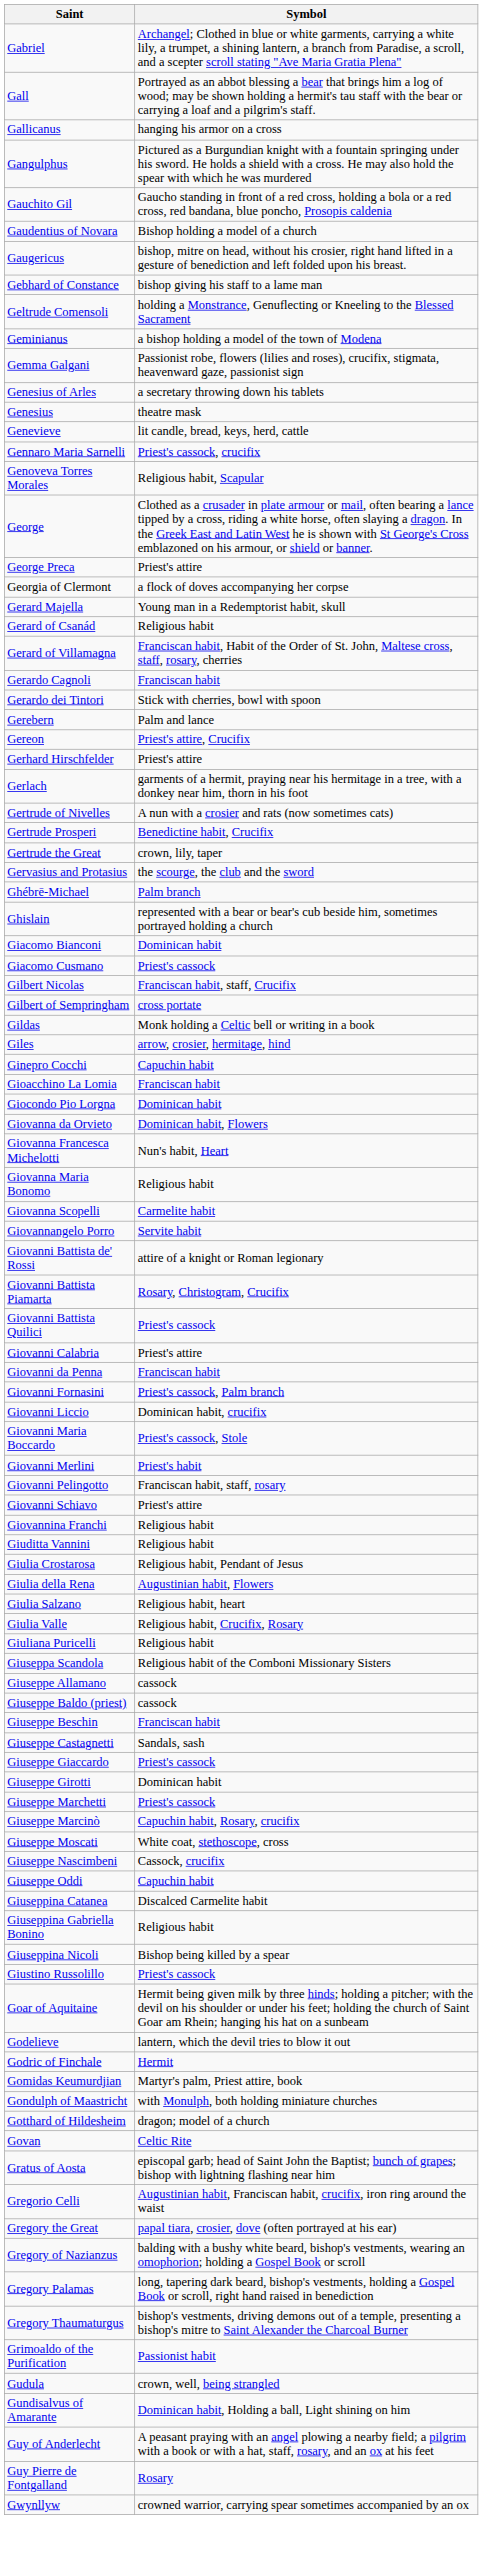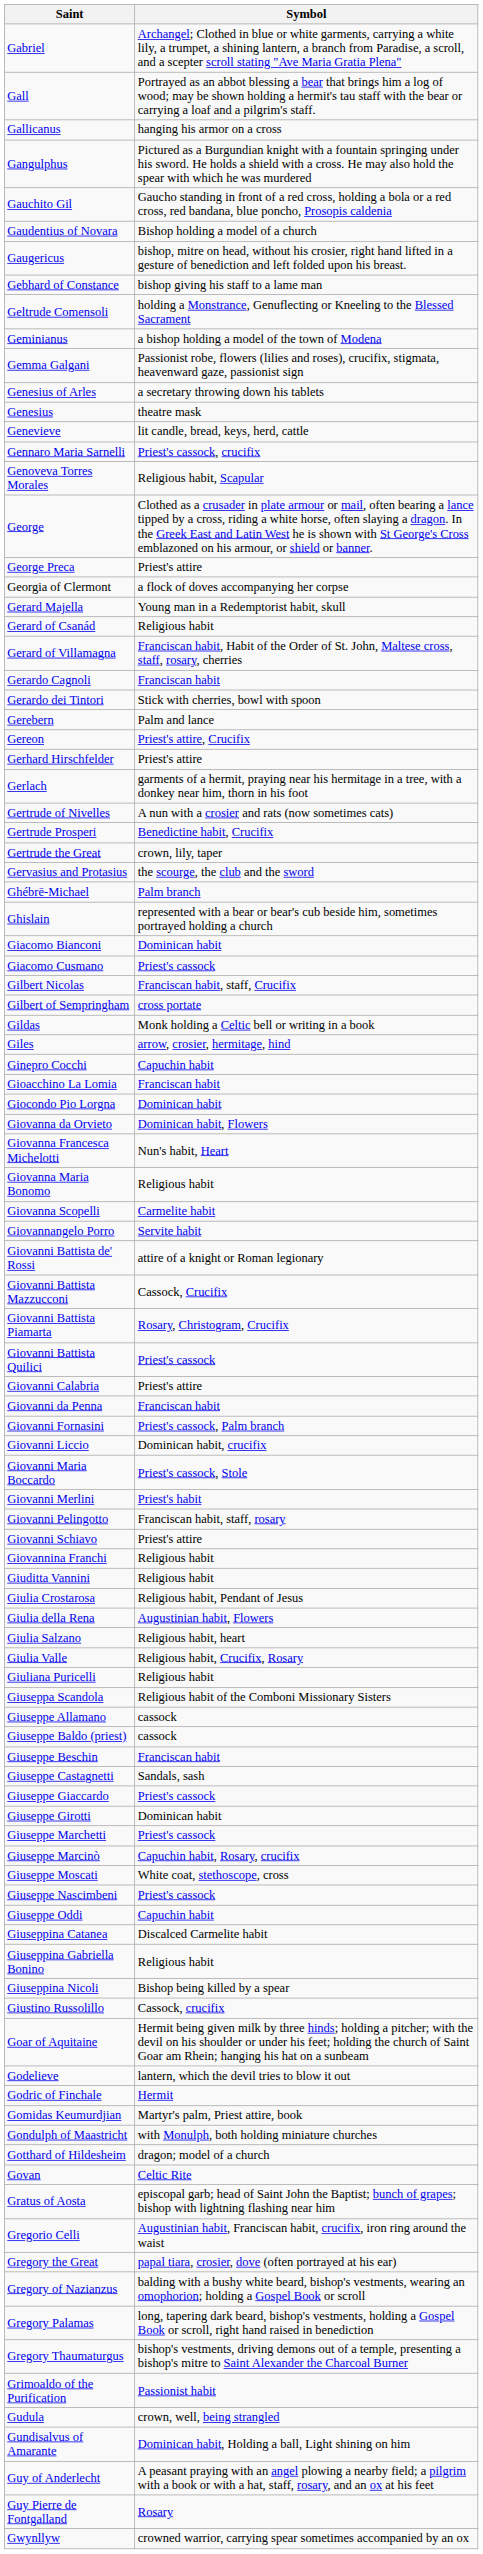+ row: (51, 1291)
(181, 1861) Cassock, crucifix -> (177, 1895) Priest's cassock
(177, 1974) Priest's cassock -> (181, 2008) Cassock, crucifix
